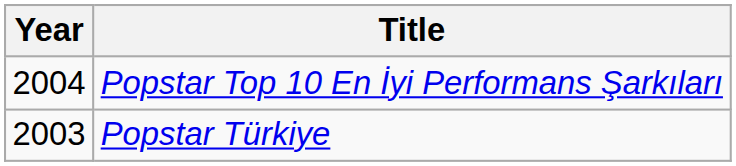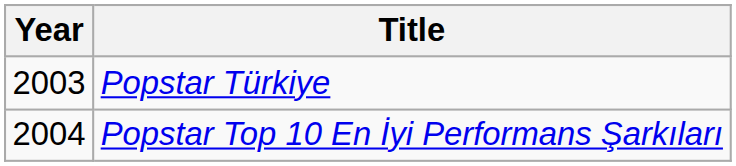rows swapped: (216, 134) <-> (412, 82)
